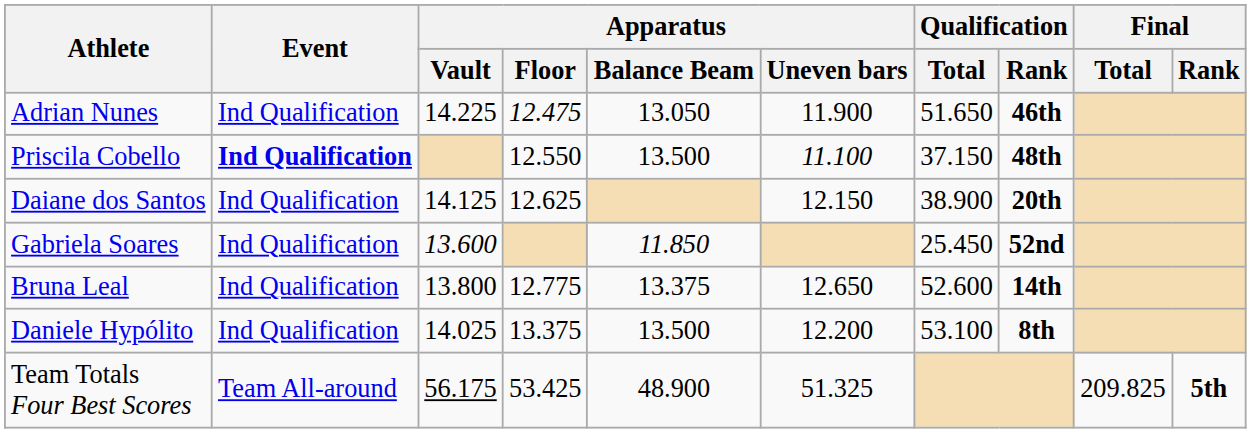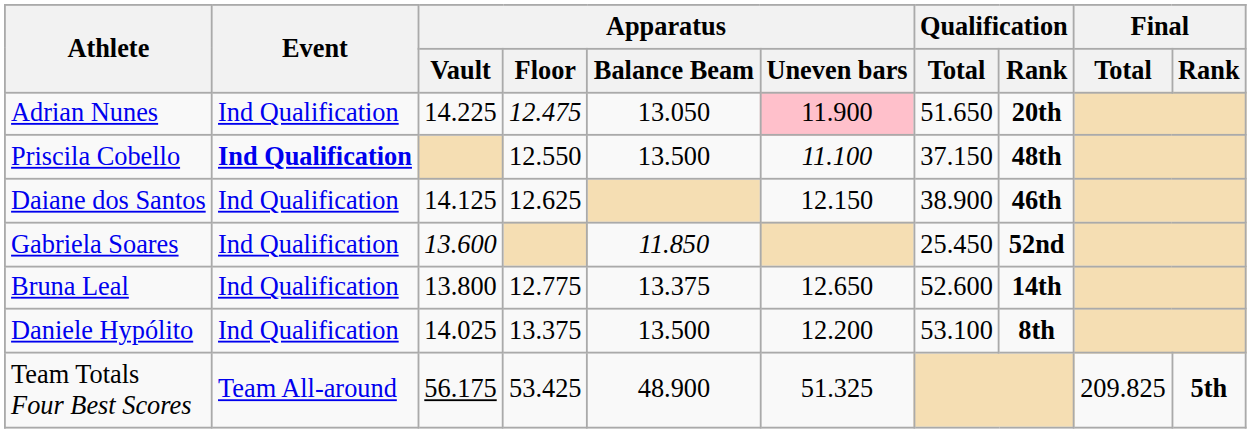(837, 113) no background -> (837, 113) pink background
(1037, 113) 46th -> (1037, 113) 20th
(1037, 200) 20th -> (1037, 200) 46th
